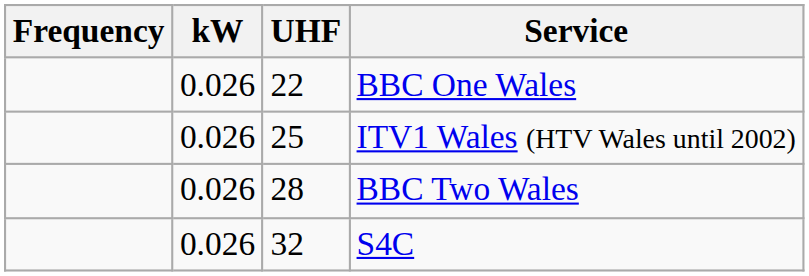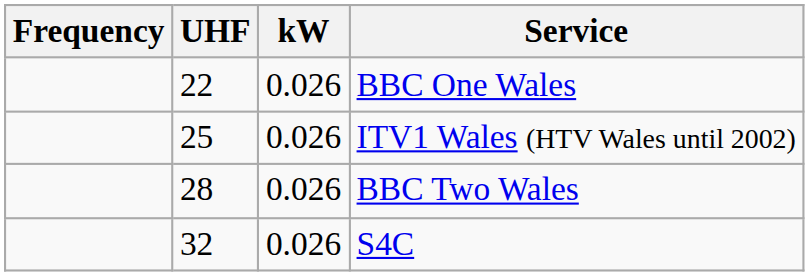columns swapped: (306, 31) <-> (218, 31)
